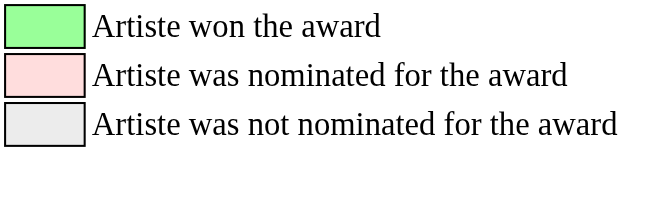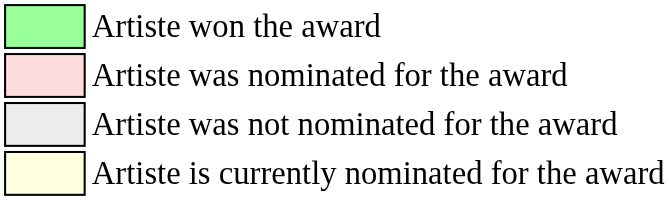+ row: (378, 172)
